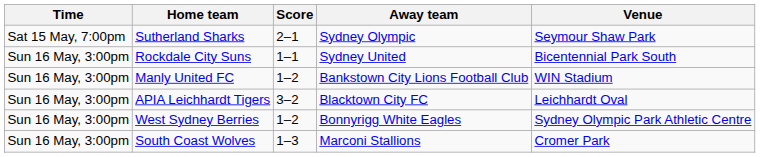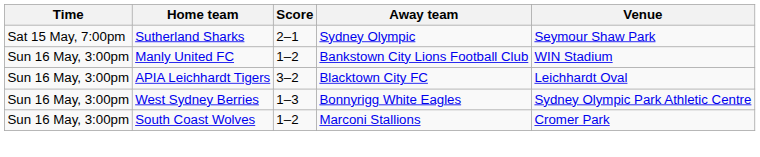- row: (193, 57)
(287, 120) 1–2 -> (287, 99) 1–3
(287, 141) 1–3 -> (287, 120) 1–2
